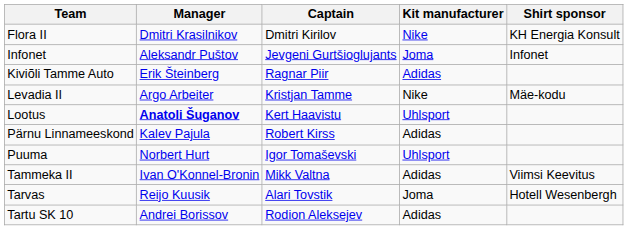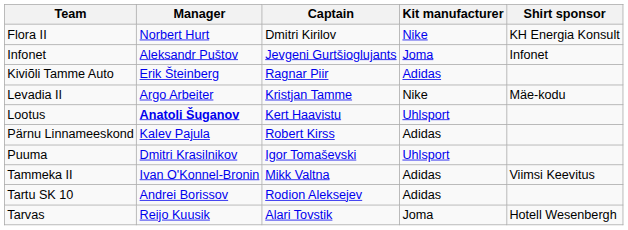(188, 34) Dmitri Krasilnikov -> (174, 34) Norbert Hurt
(174, 154) Norbert Hurt -> (188, 154) Dmitri Krasilnikov
rows swapped: (40, 214) <-> (26, 194)
